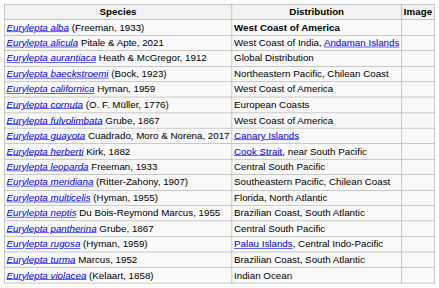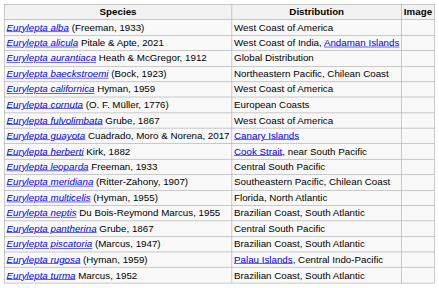(287, 27) bold -> (284, 27) normal
+ row: (84, 244)
- row: (80, 275)
